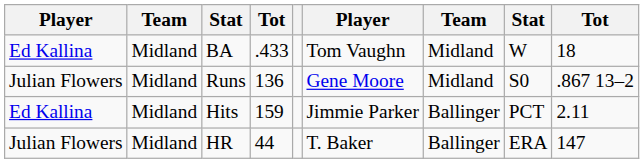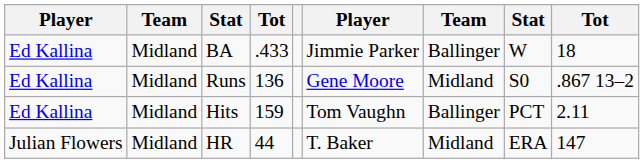(356, 50) Tom Vaughn -> (363, 50) Jimmie Parker
(461, 50) Midland -> (464, 50) Ballinger
(66, 81) Julian Flowers -> (51, 81) Ed Kallina
(363, 111) Jimmie Parker -> (356, 111) Tom Vaughn
(464, 142) Ballinger -> (461, 142) Midland
